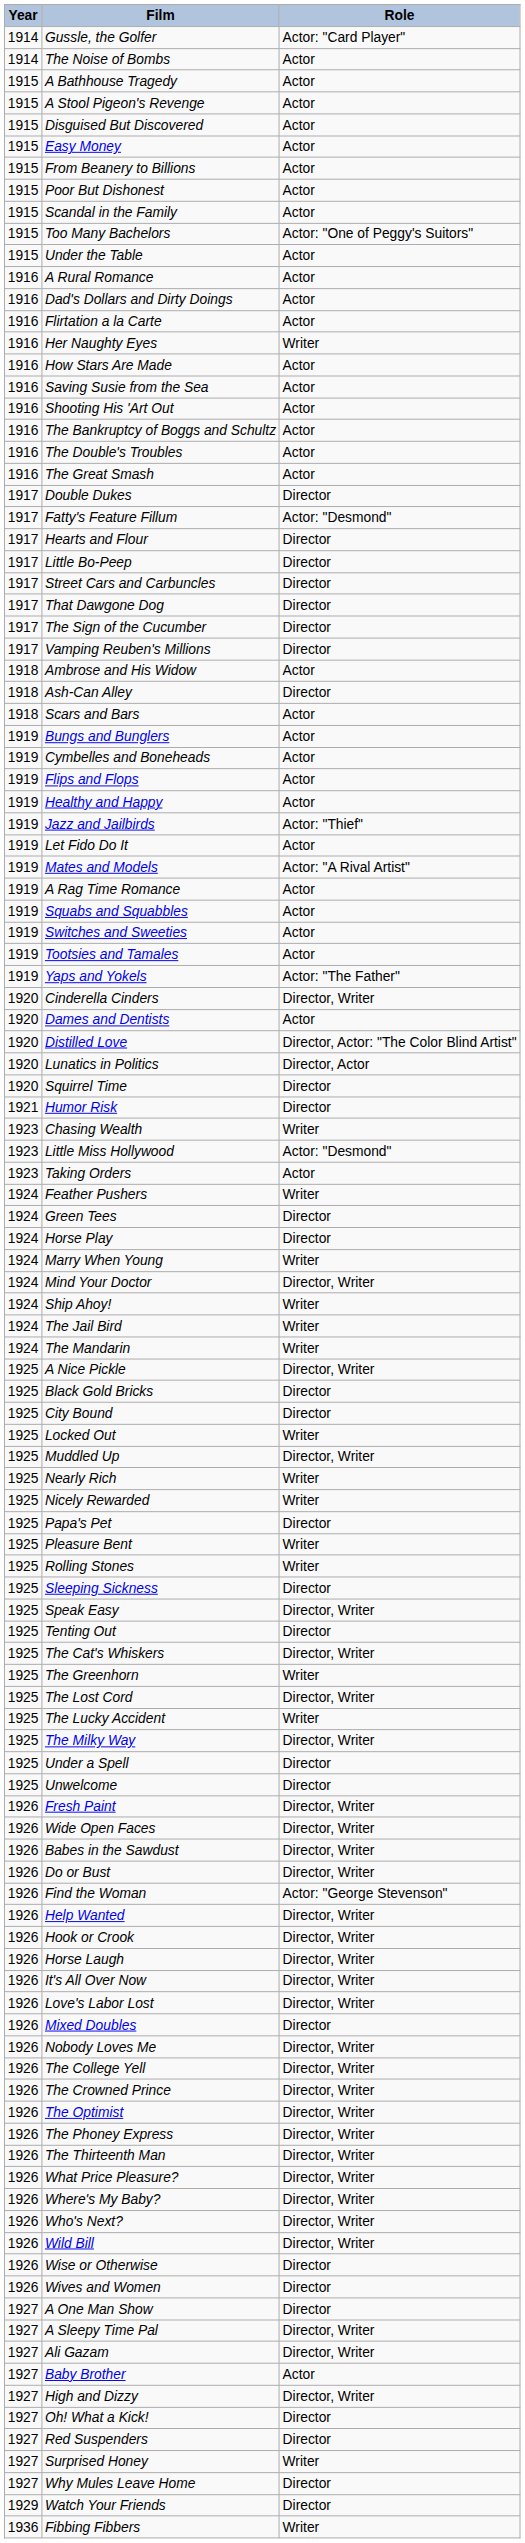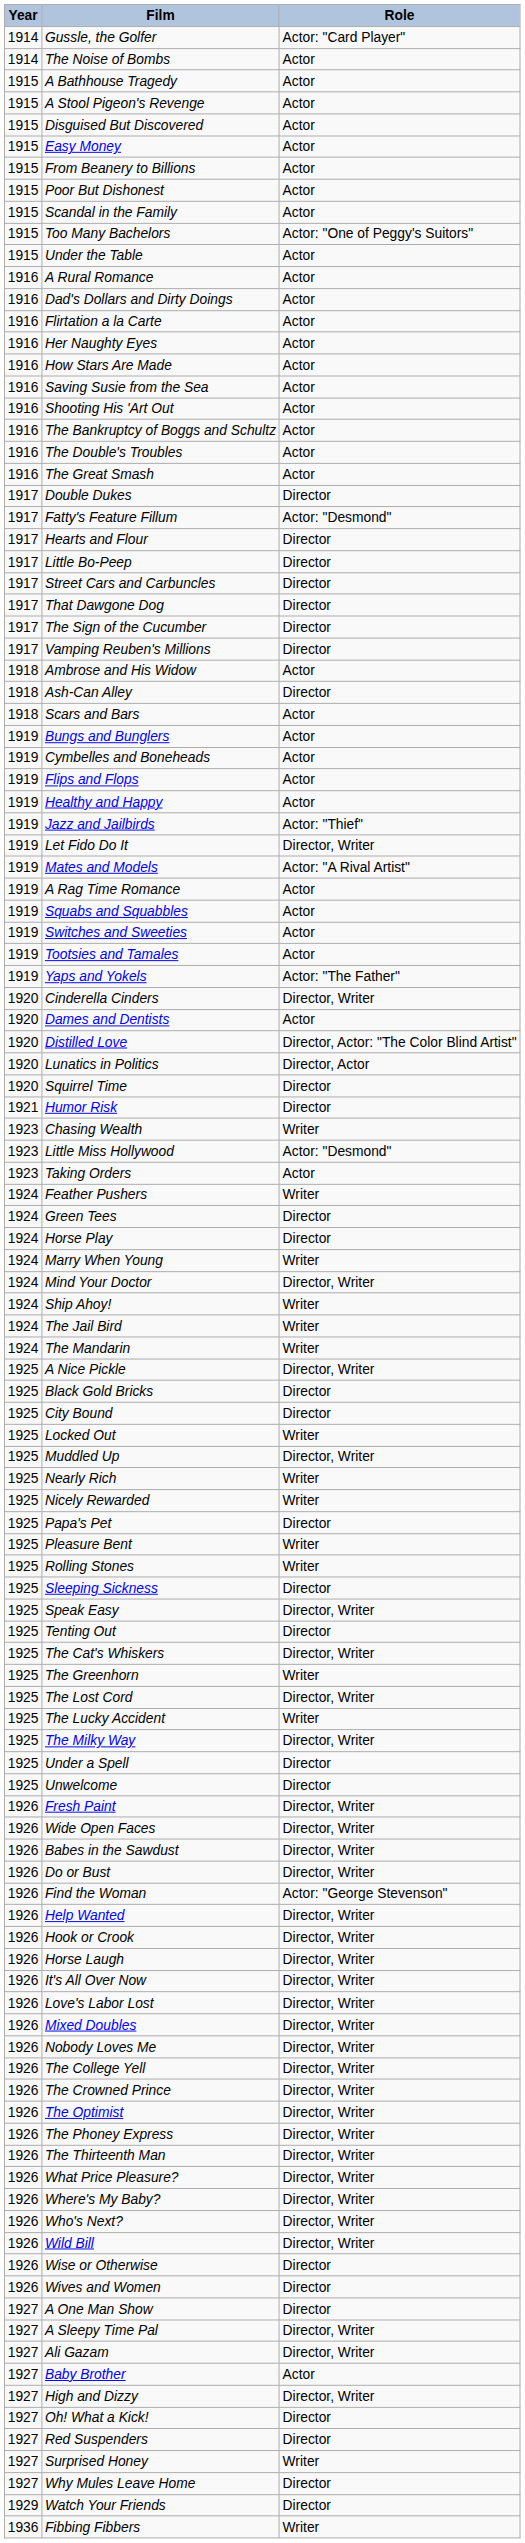(301, 343) Writer -> (299, 343) Actor
(299, 846) Actor -> (329, 846) Director, Writer
(307, 2025) Director -> (329, 2025) Director, Writer
